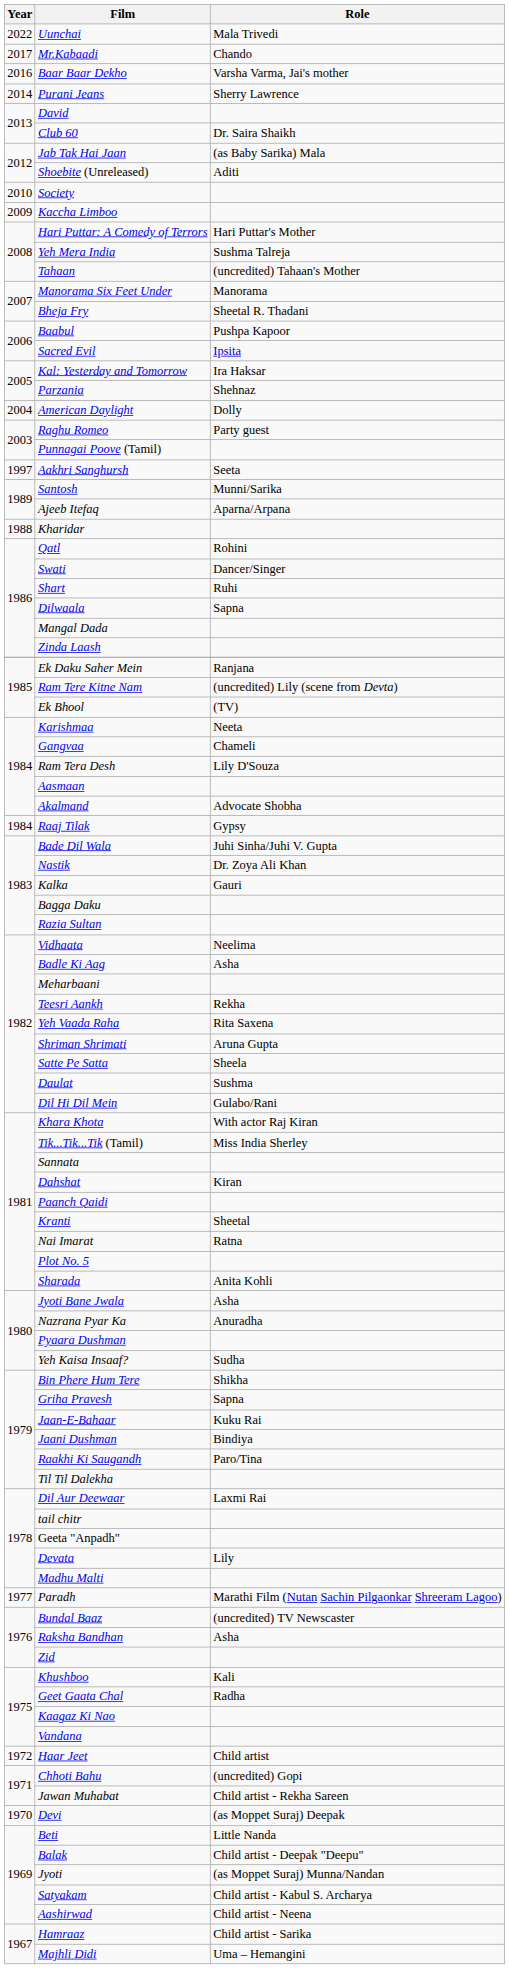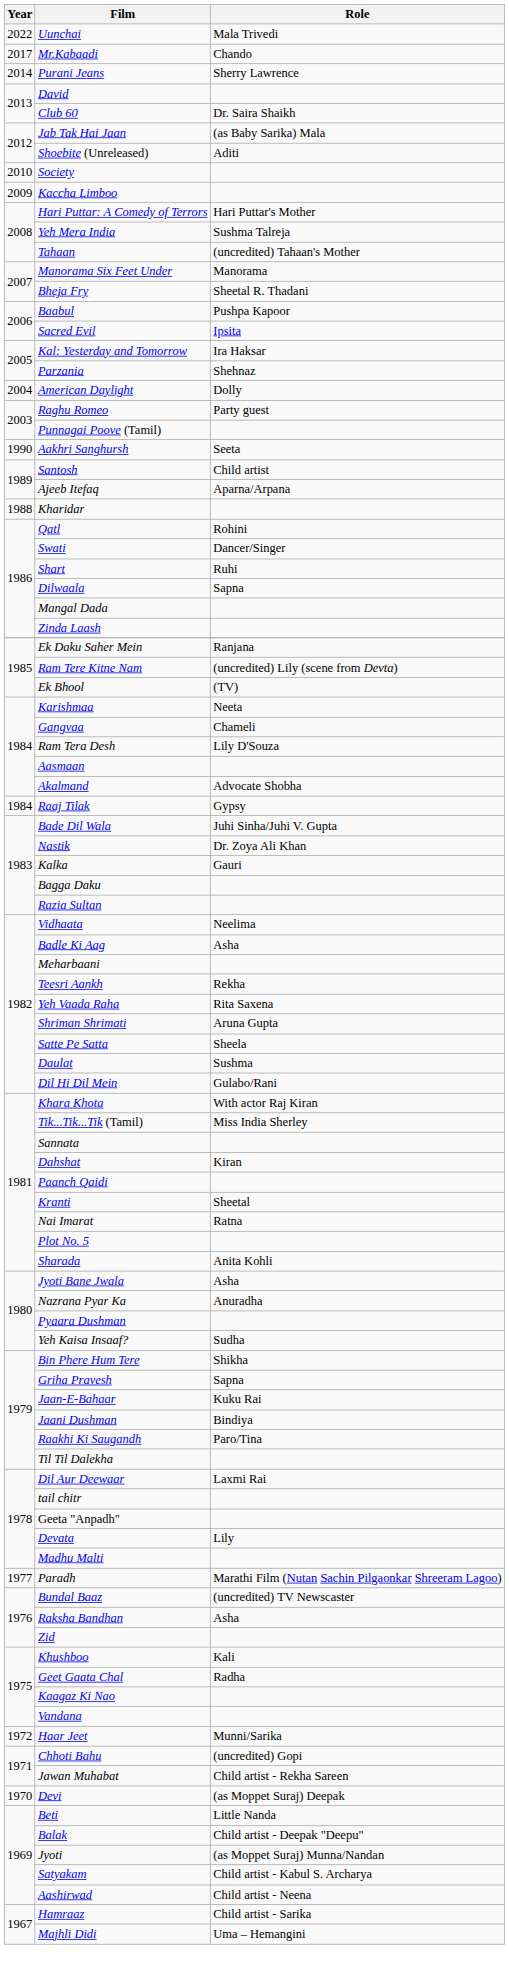- row: (82, 73)
(20, 469) 1997 -> (20, 449) 1990
(248, 489) Munni/Sarika -> (241, 469) Child artist
(241, 1756) Child artist -> (248, 1736) Munni/Sarika
